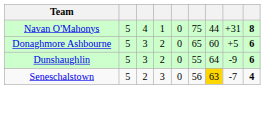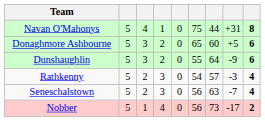+ row: (62, 76)
(214, 76) gold background -> (214, 92) no background
+ row: (62, 108)
